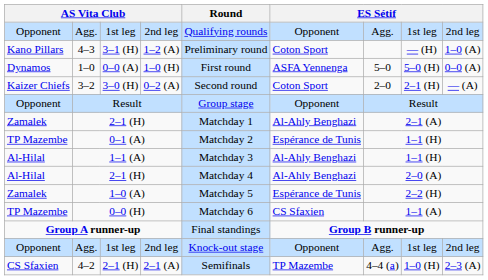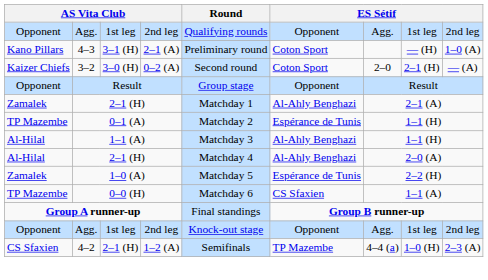(161, 49) 1–2 (A) -> (161, 49) 2–1 (A)
- row: (29, 67)
(161, 265) 2–1 (A) -> (161, 247) 1–2 (A)
